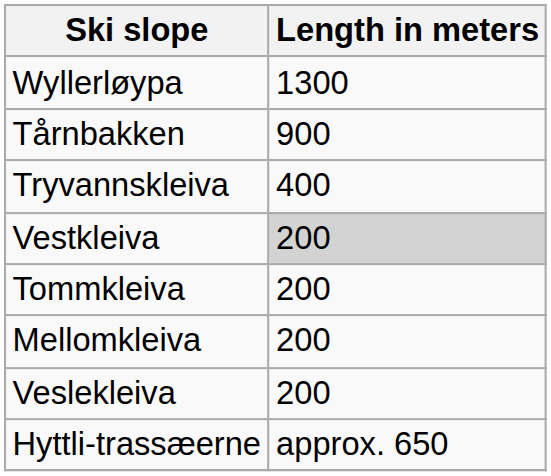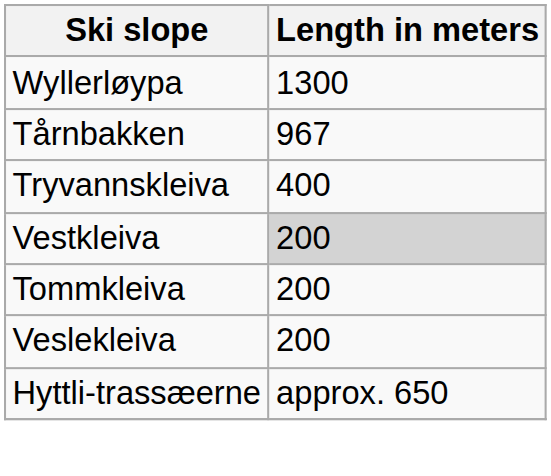(303, 133) 900 -> (303, 133) 967
- row: (107, 340)
